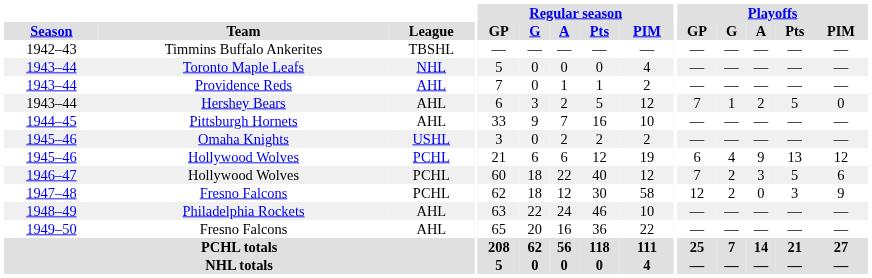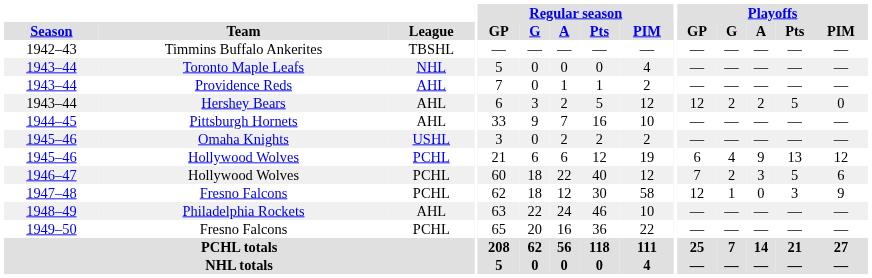(697, 103) 7 -> (697, 103) 12
(732, 103) 1 -> (732, 103) 2
(732, 193) 2 -> (732, 193) 1
(431, 229) AHL -> (431, 229) PCHL
